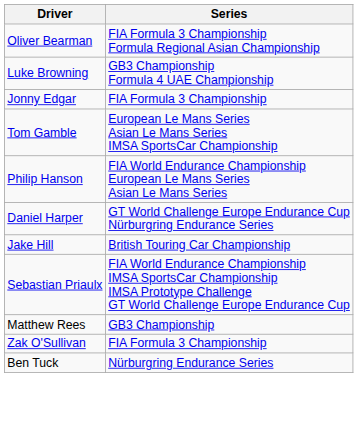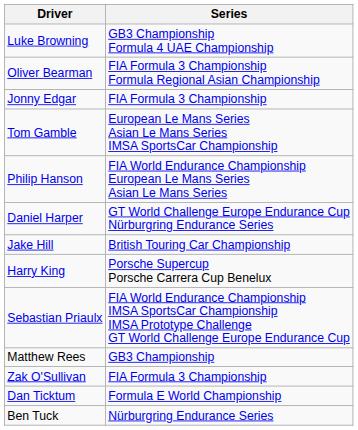rows swapped: (50, 41) <-> (48, 74)
+ row: (36, 271)
+ row: (41, 396)
